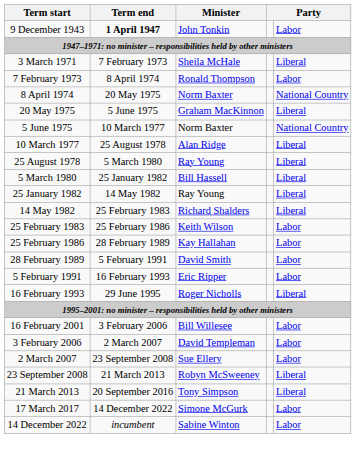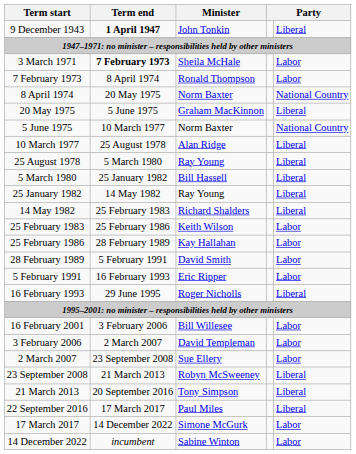(288, 29) Labor -> (291, 29) Liberal
(133, 62) normal -> (133, 62) bold
(291, 62) Liberal -> (288, 62) Labor
+ row: (47, 408)
